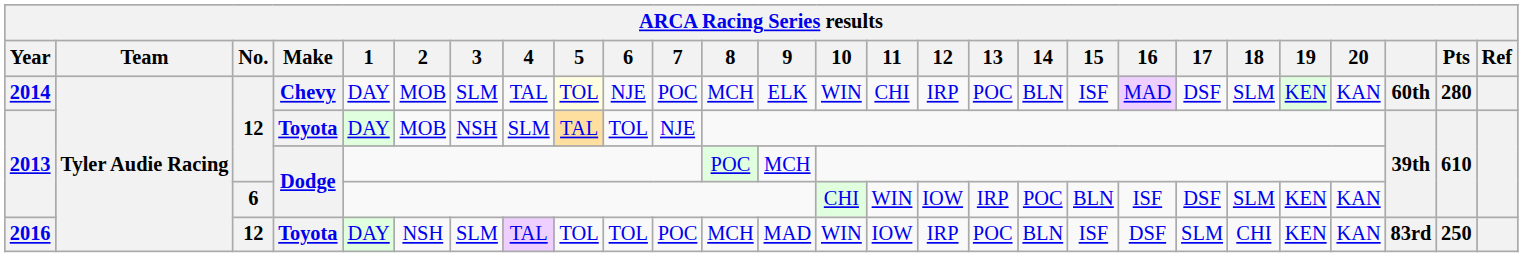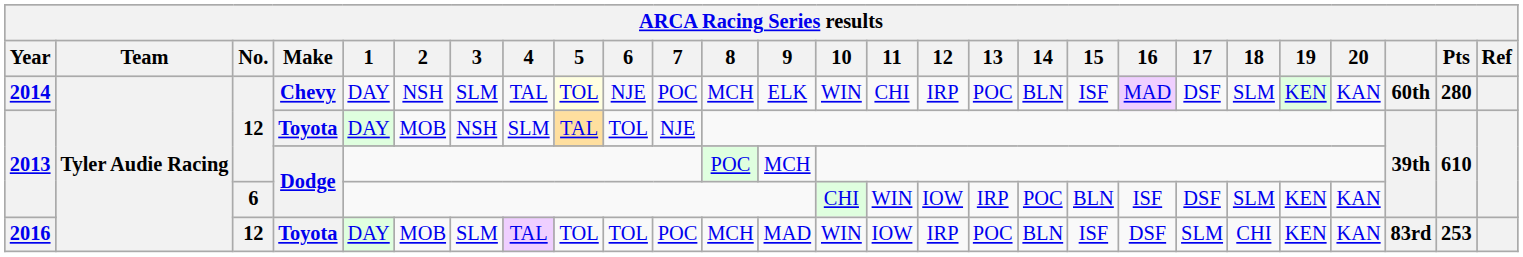(423, 92) MOB -> (423, 92) NSH
(423, 234) NSH -> (423, 234) MOB
(1456, 234) 250 -> (1456, 234) 253
